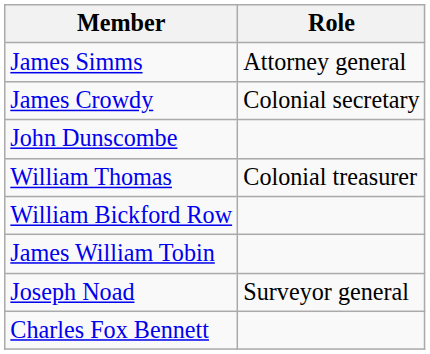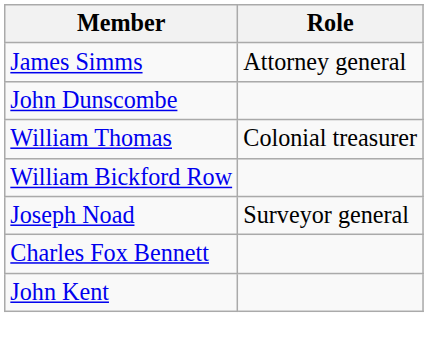- row: (82, 100)
- row: (113, 253)
+ row: (60, 291)
